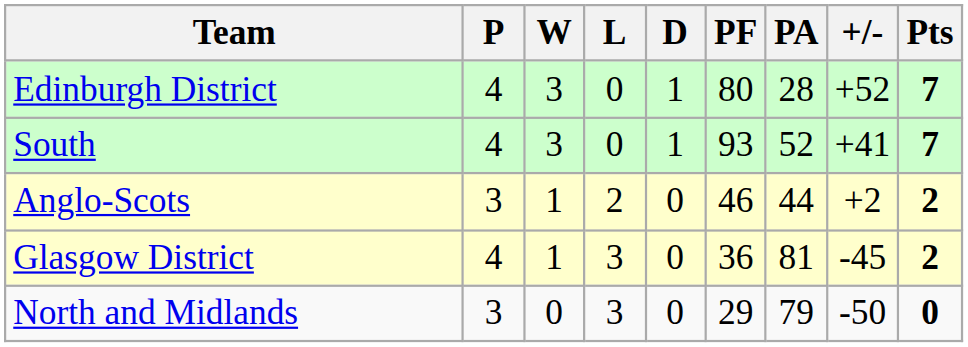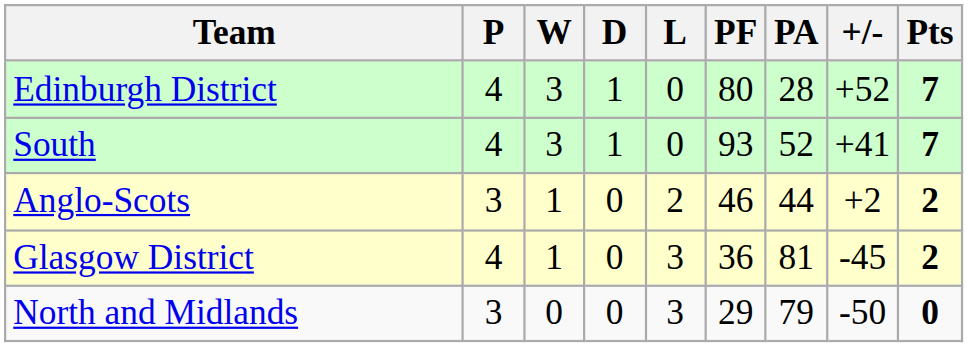columns swapped: (675, 32) <-> (615, 32)
